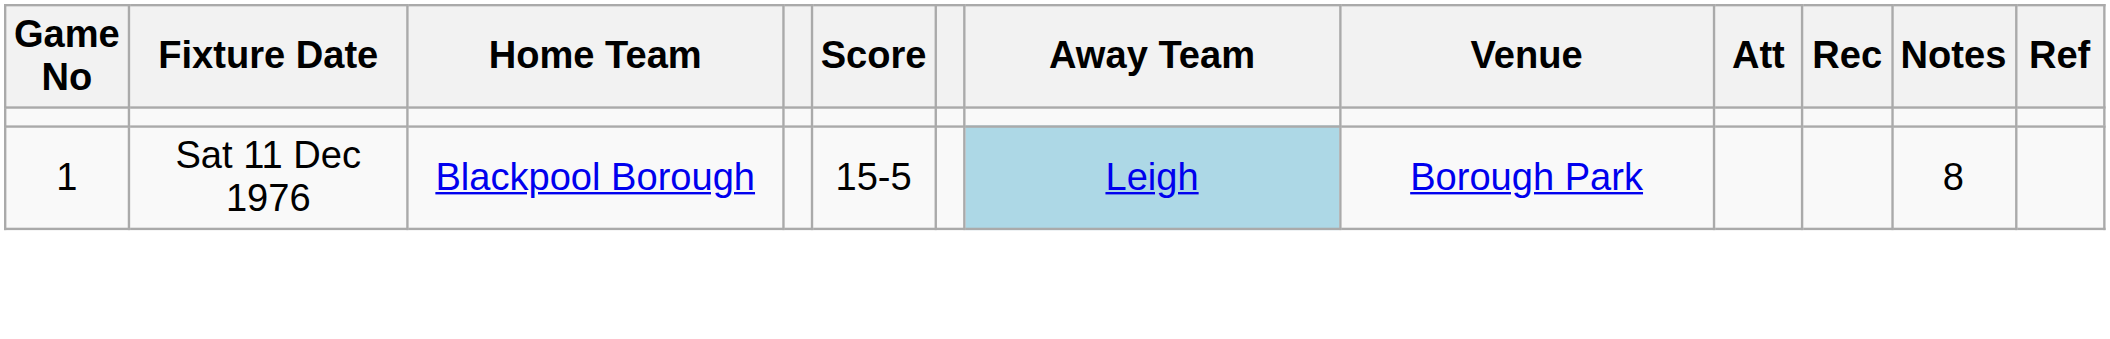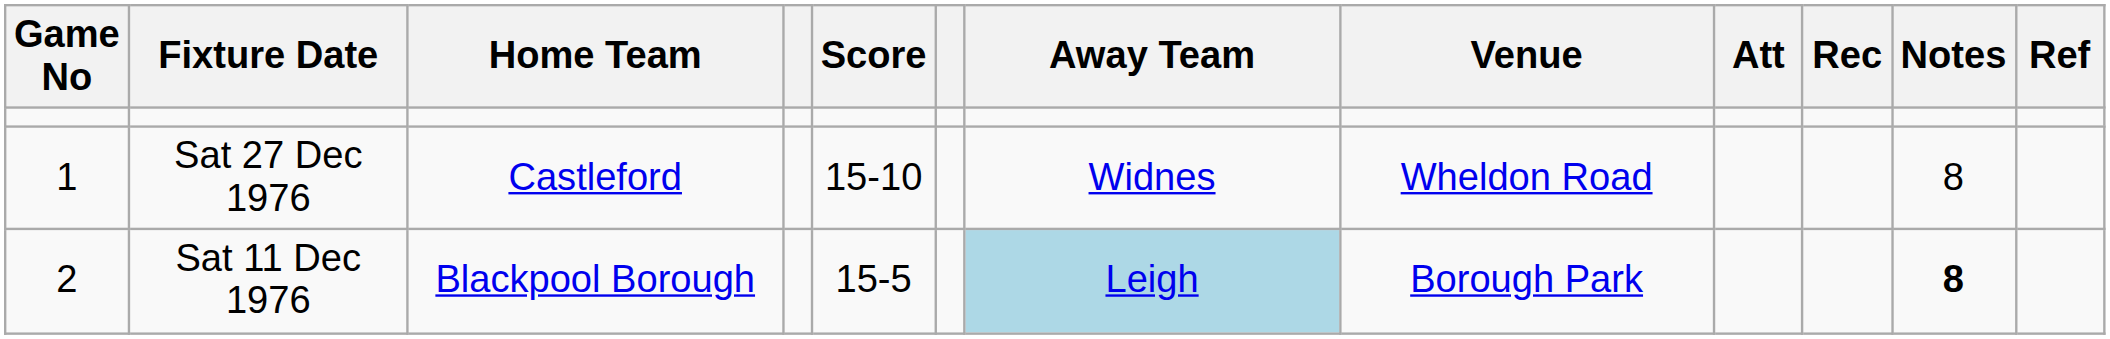+ row: (268, 176)
(67, 176) 1 -> (67, 280) 2
(1953, 176) normal -> (1953, 280) bold
